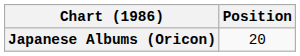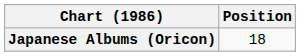(257, 40) 20 -> (257, 40) 18
